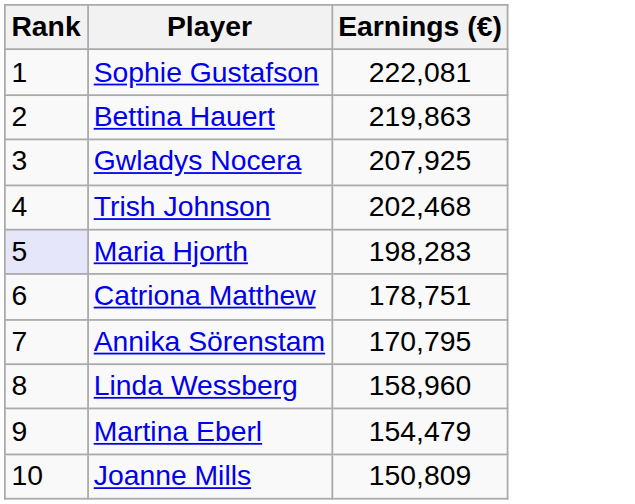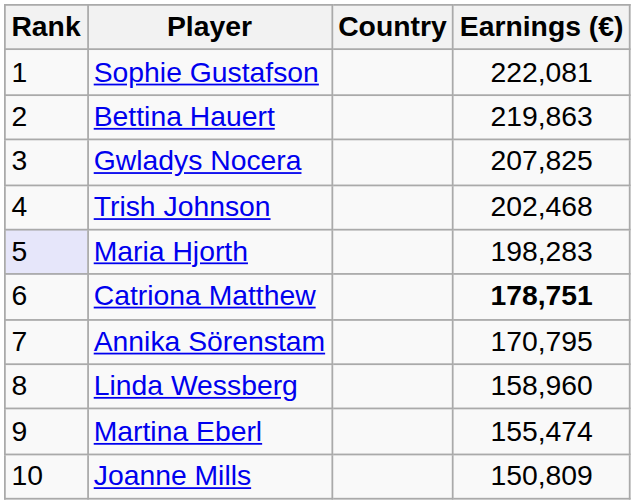+ column: (392, 26)
(420, 161) 207,925 -> (542, 161) 207,825
(420, 296) normal -> (542, 296) bold
(420, 431) 154,479 -> (542, 431) 155,474
